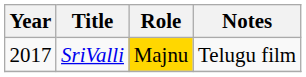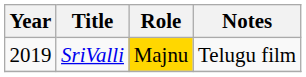(30, 54) 2017 -> (30, 54) 2019
